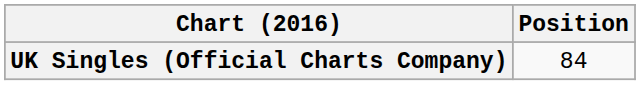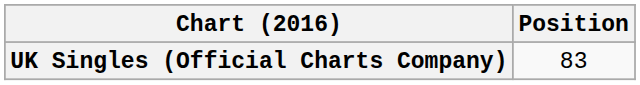(574, 61) 84 -> (574, 61) 83
